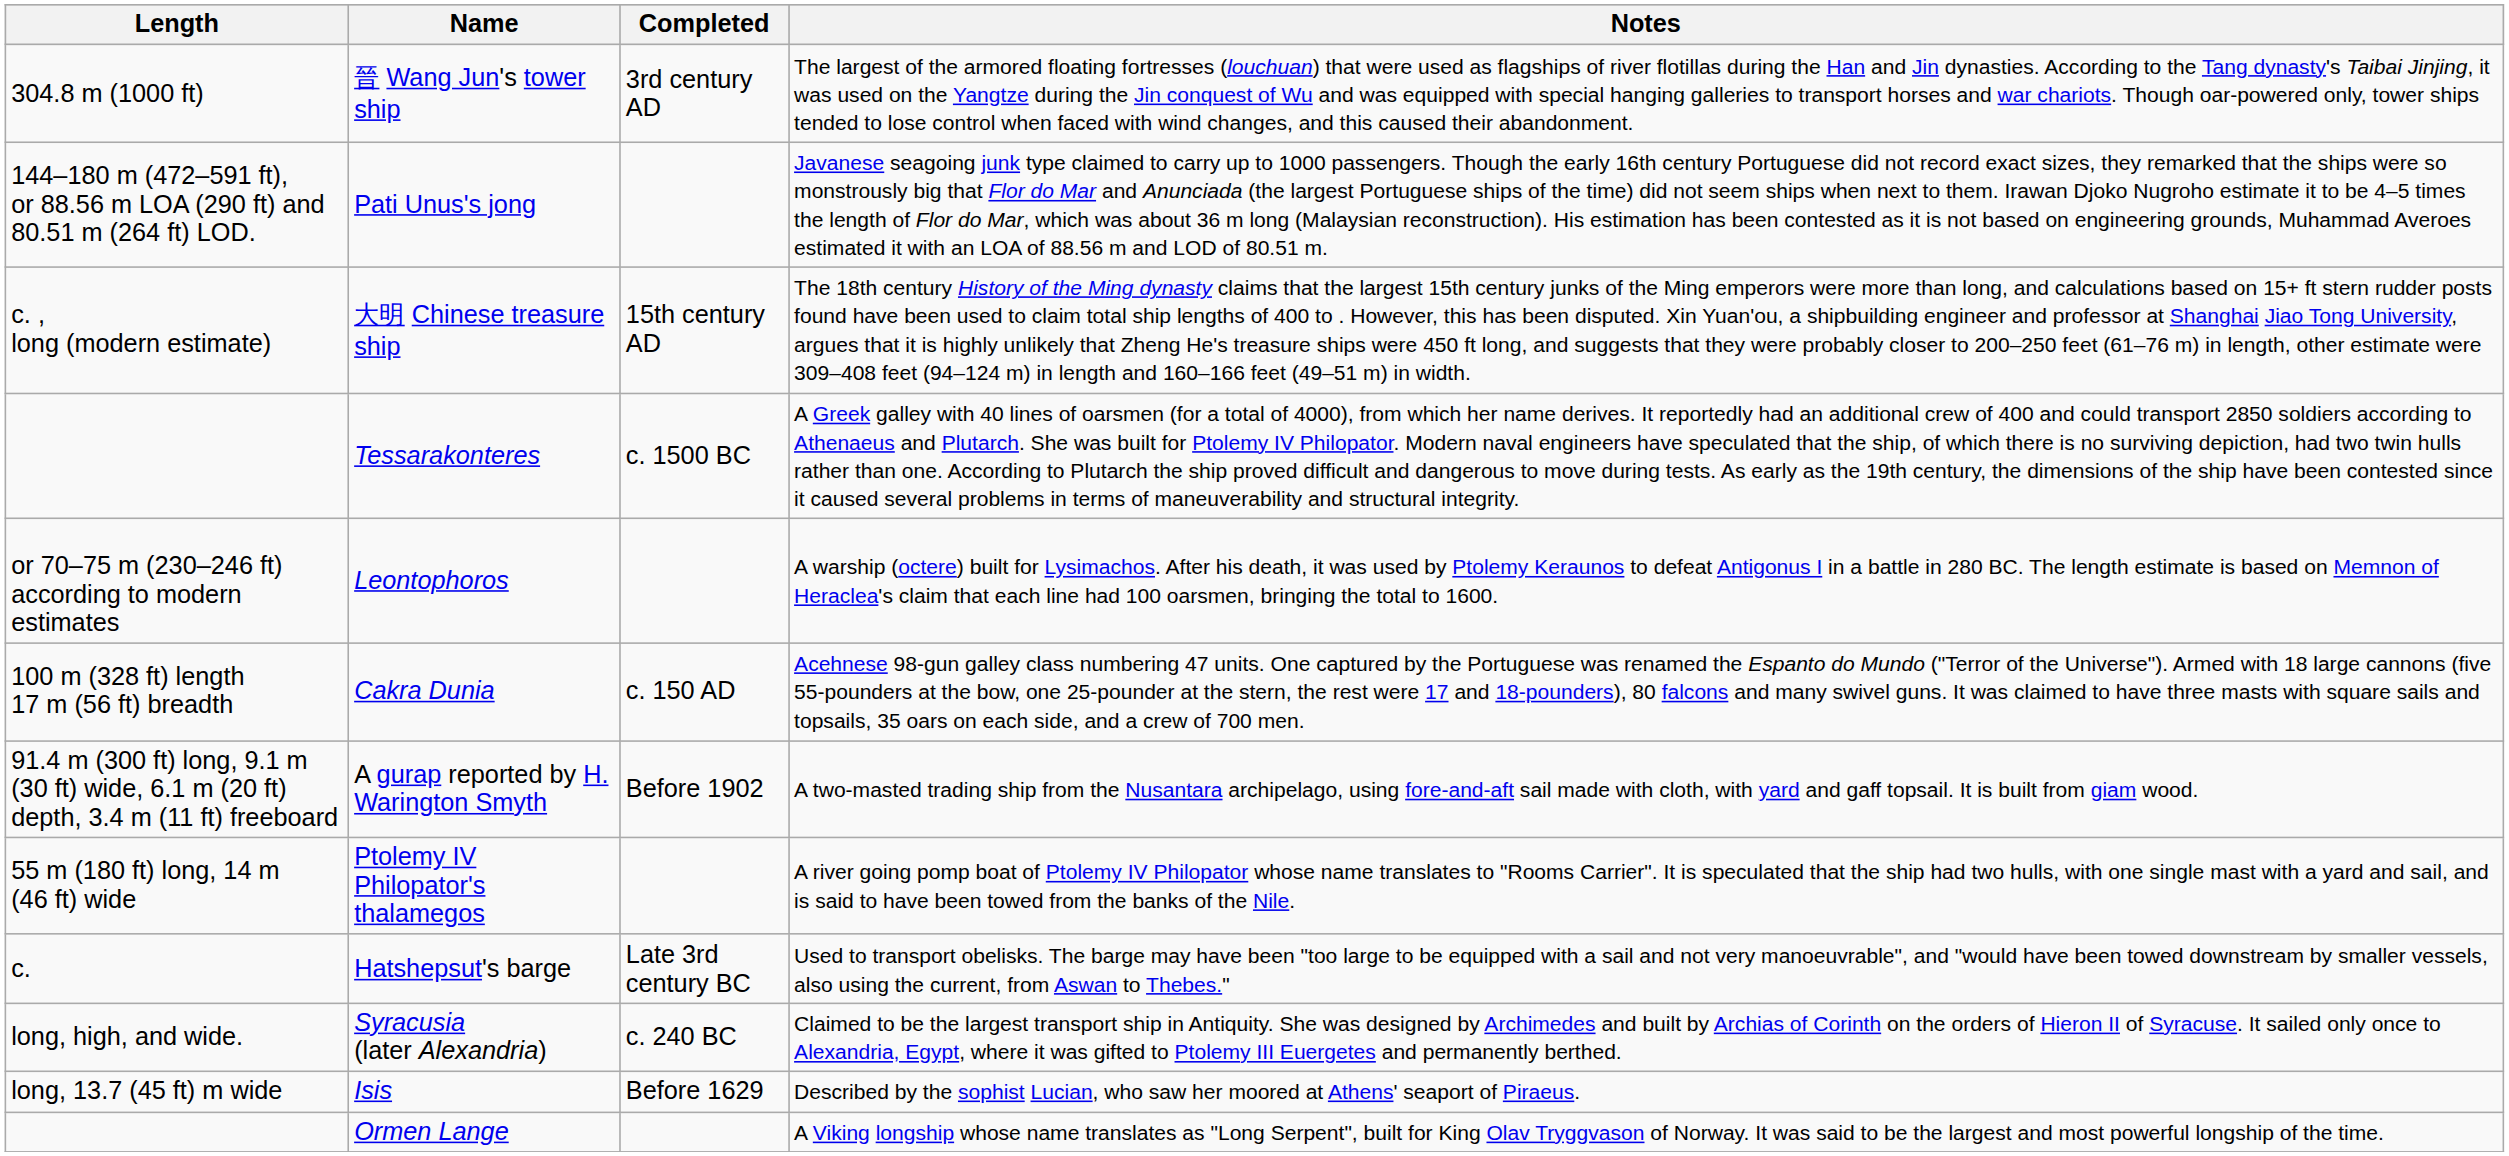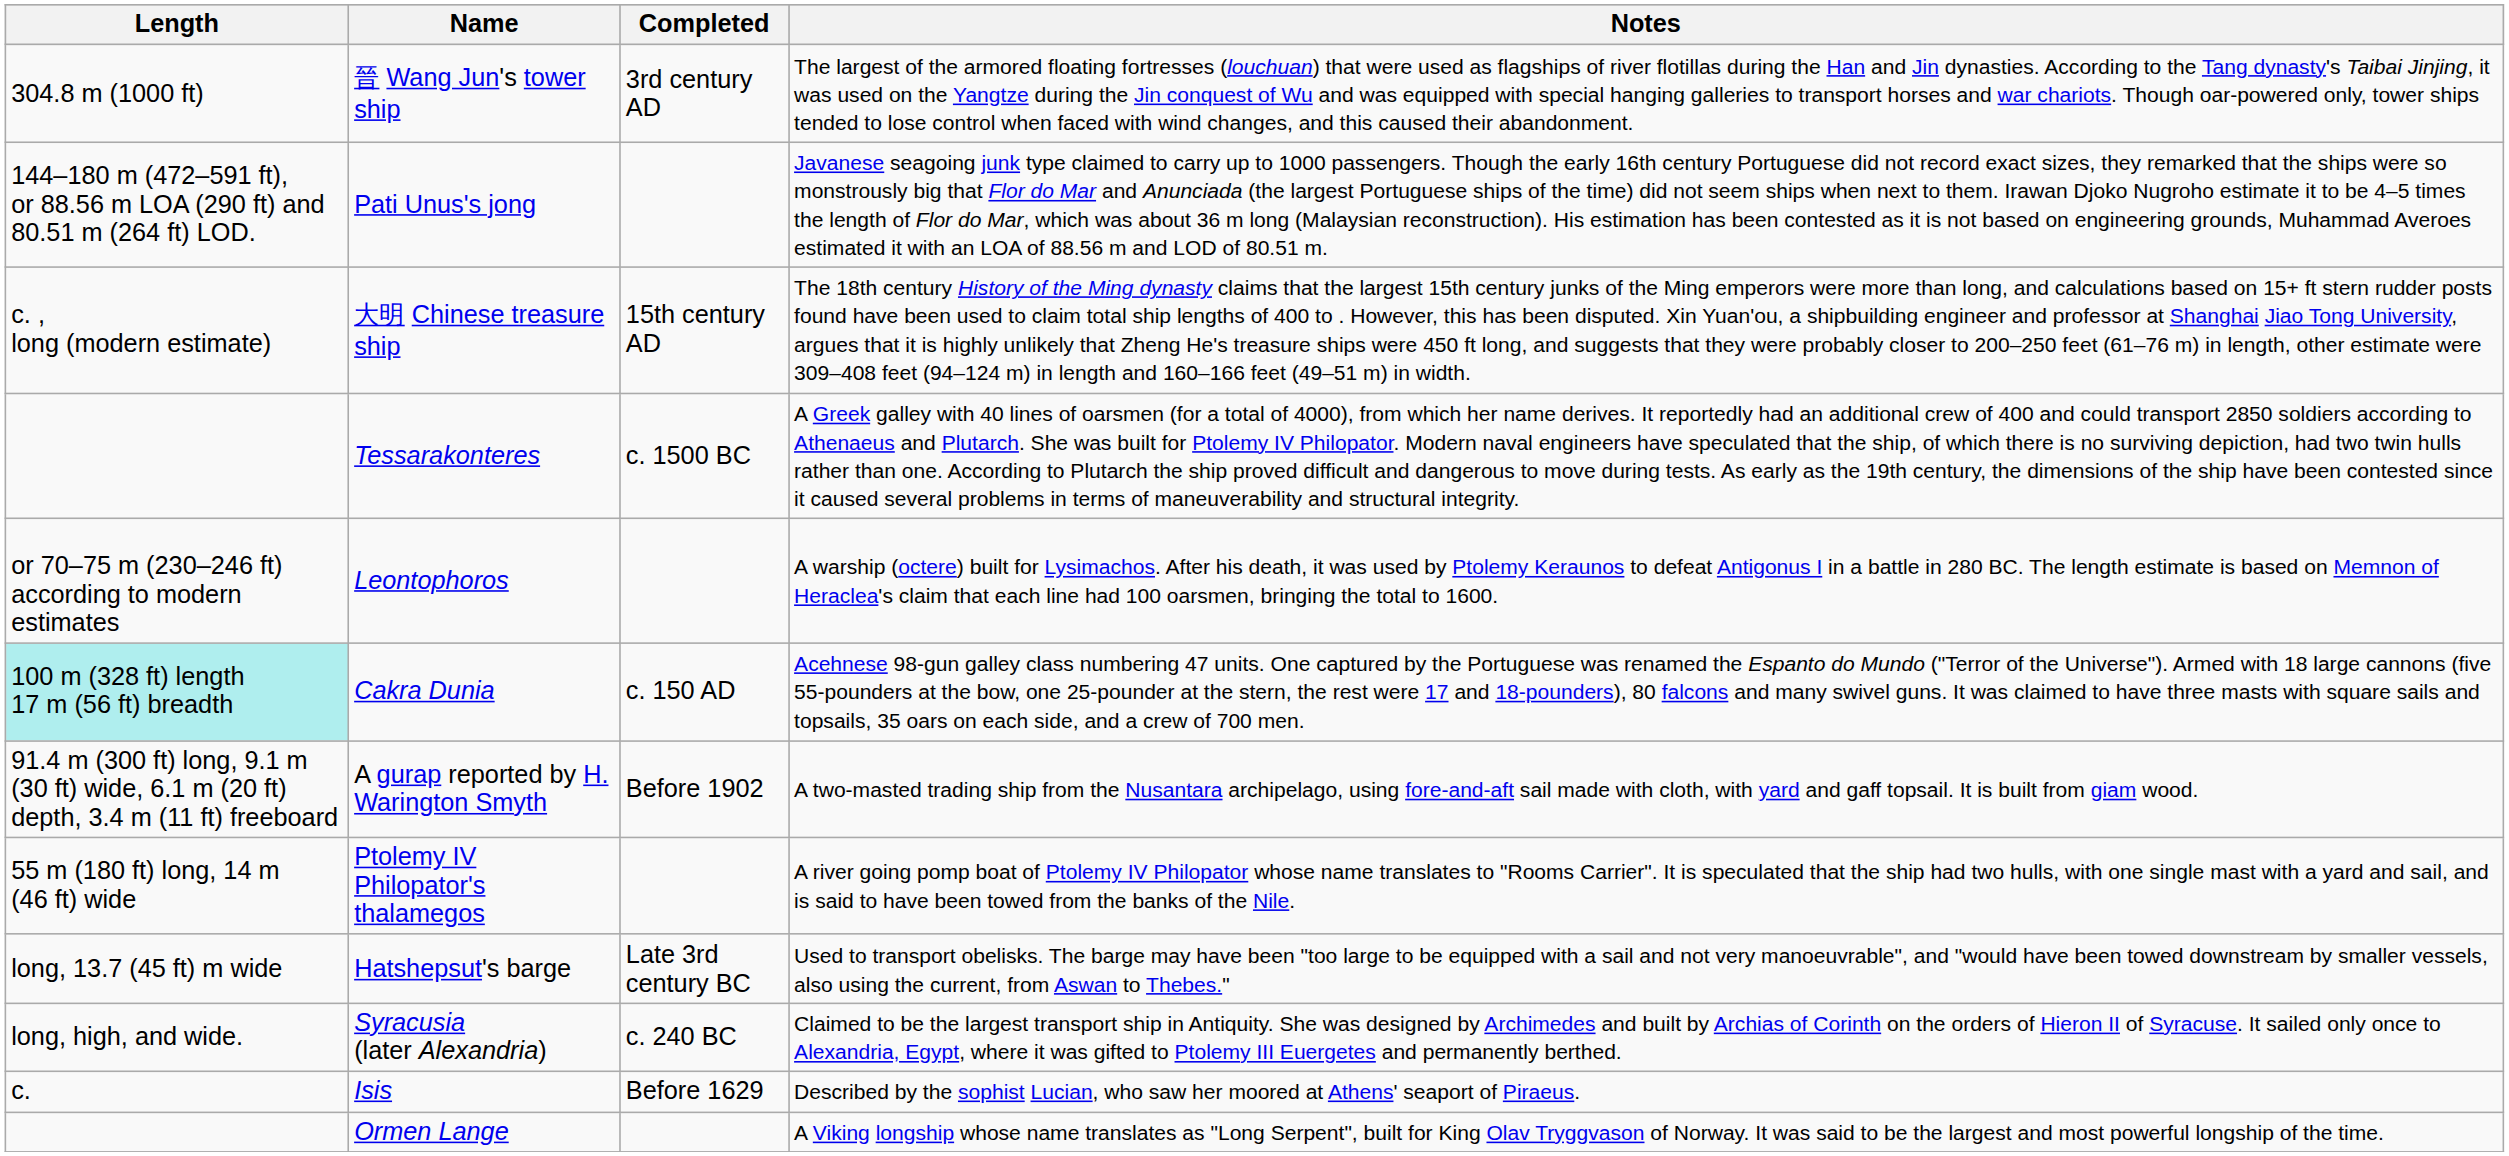(128, 691) no background -> (128, 691) paleturquoise background
(21, 968) c. -> (147, 968) long, 13.7 (45 ft) m wide
(147, 1091) long, 13.7 (45 ft) m wide -> (21, 1091) c.
